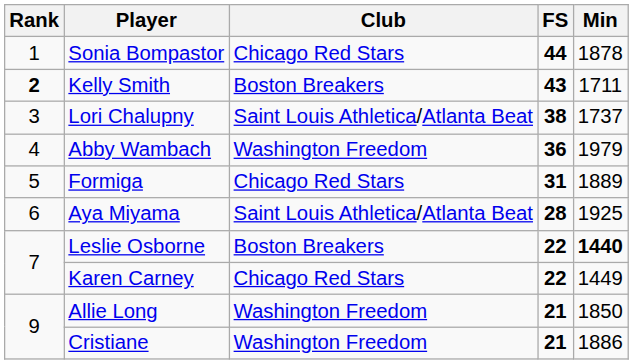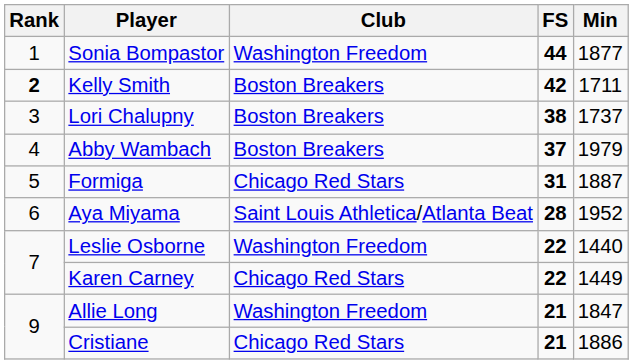(319, 52) Chicago Red Stars -> (330, 52) Washington Freedom
(600, 52) 1878 -> (600, 52) 1877
(555, 85) 43 -> (555, 85) 42
(383, 117) Saint Louis Athletica/Atlanta Beat -> (309, 117) Boston Breakers
(330, 149) Washington Freedom -> (309, 149) Boston Breakers
(555, 149) 36 -> (555, 149) 37
(600, 181) 1889 -> (600, 181) 1887
(600, 213) 1925 -> (600, 213) 1952
(309, 246) Boston Breakers -> (330, 246) Washington Freedom
(600, 246) bold -> (600, 246) normal
(600, 310) 1850 -> (600, 310) 1847
(330, 342) Washington Freedom -> (319, 342) Chicago Red Stars
